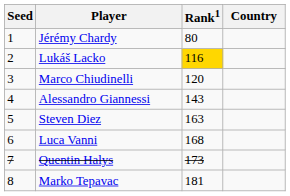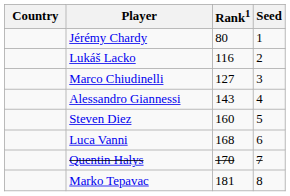columns swapped: (254, 16) <-> (20, 16)
(194, 58) gold background -> (225, 58) no background
(194, 79) 120 -> (225, 79) 127
(194, 119) 163 -> (225, 119) 160
(194, 160) 173 -> (225, 160) 170
